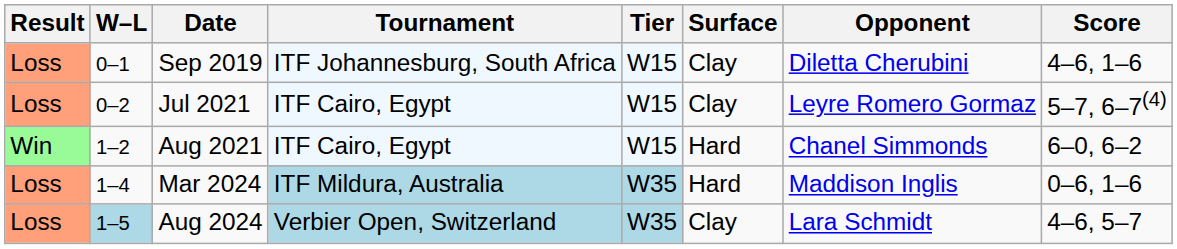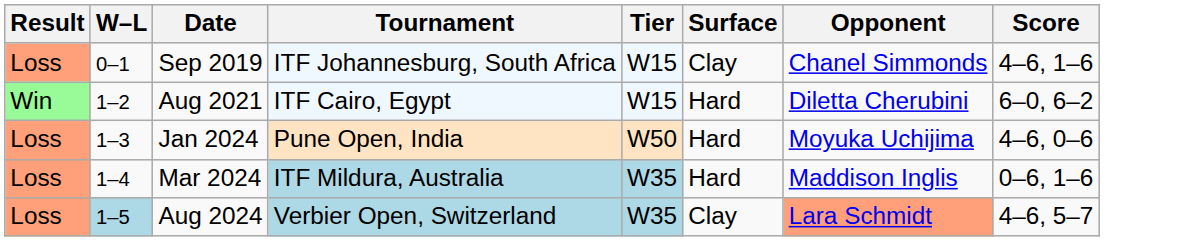(879, 62) Diletta Cherubini -> (888, 62) Chanel Simmonds
- row: (204, 104)
(888, 146) Chanel Simmonds -> (879, 100) Diletta Cherubini
+ row: (209, 139)
(860, 223) no background -> (860, 216) lightsalmon background
